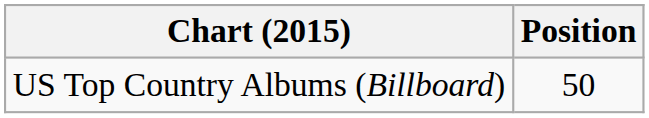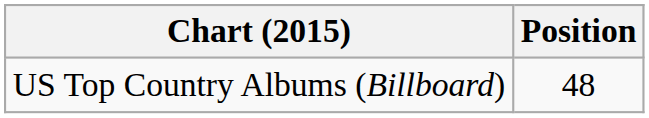(579, 84) 50 -> (579, 84) 48
